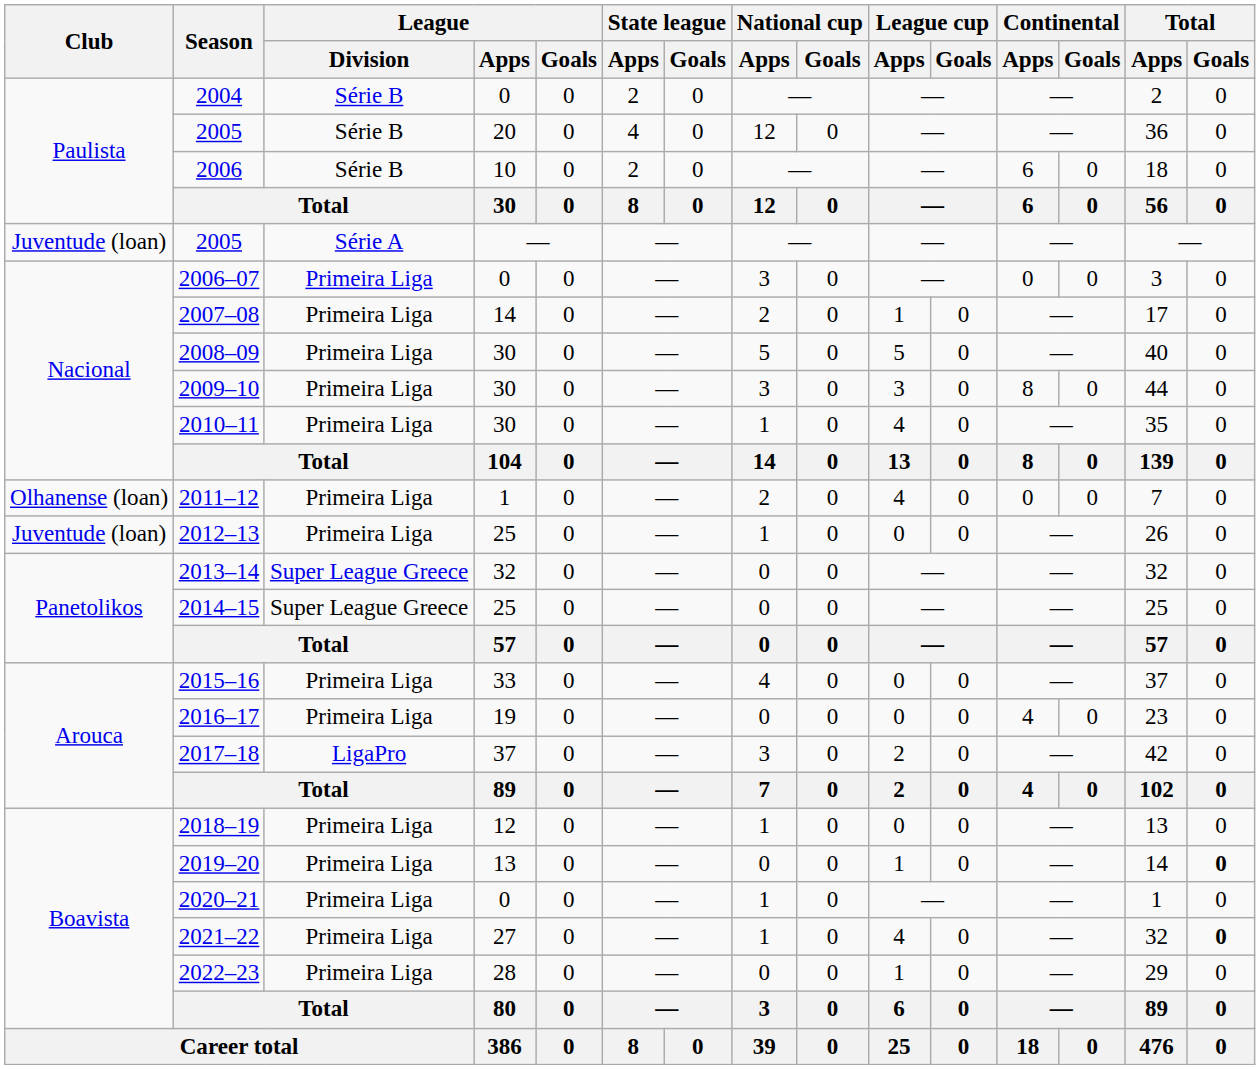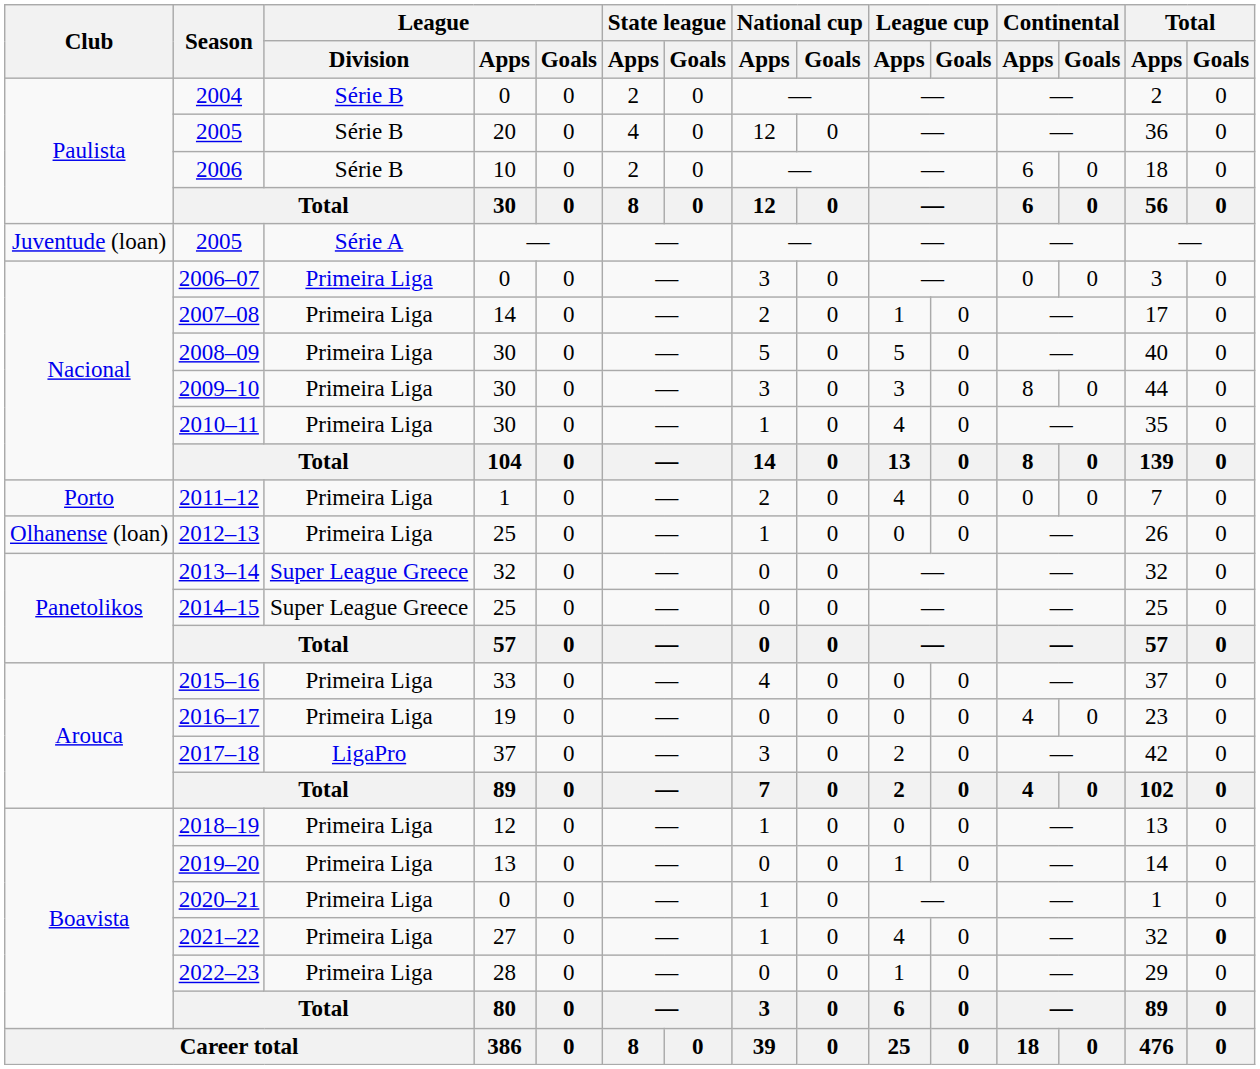(89, 497) Olhanense (loan) -> (89, 497) Porto
(89, 534) Juventude (loan) -> (89, 534) Olhanense (loan)
(1221, 863) bold -> (1221, 863) normal
